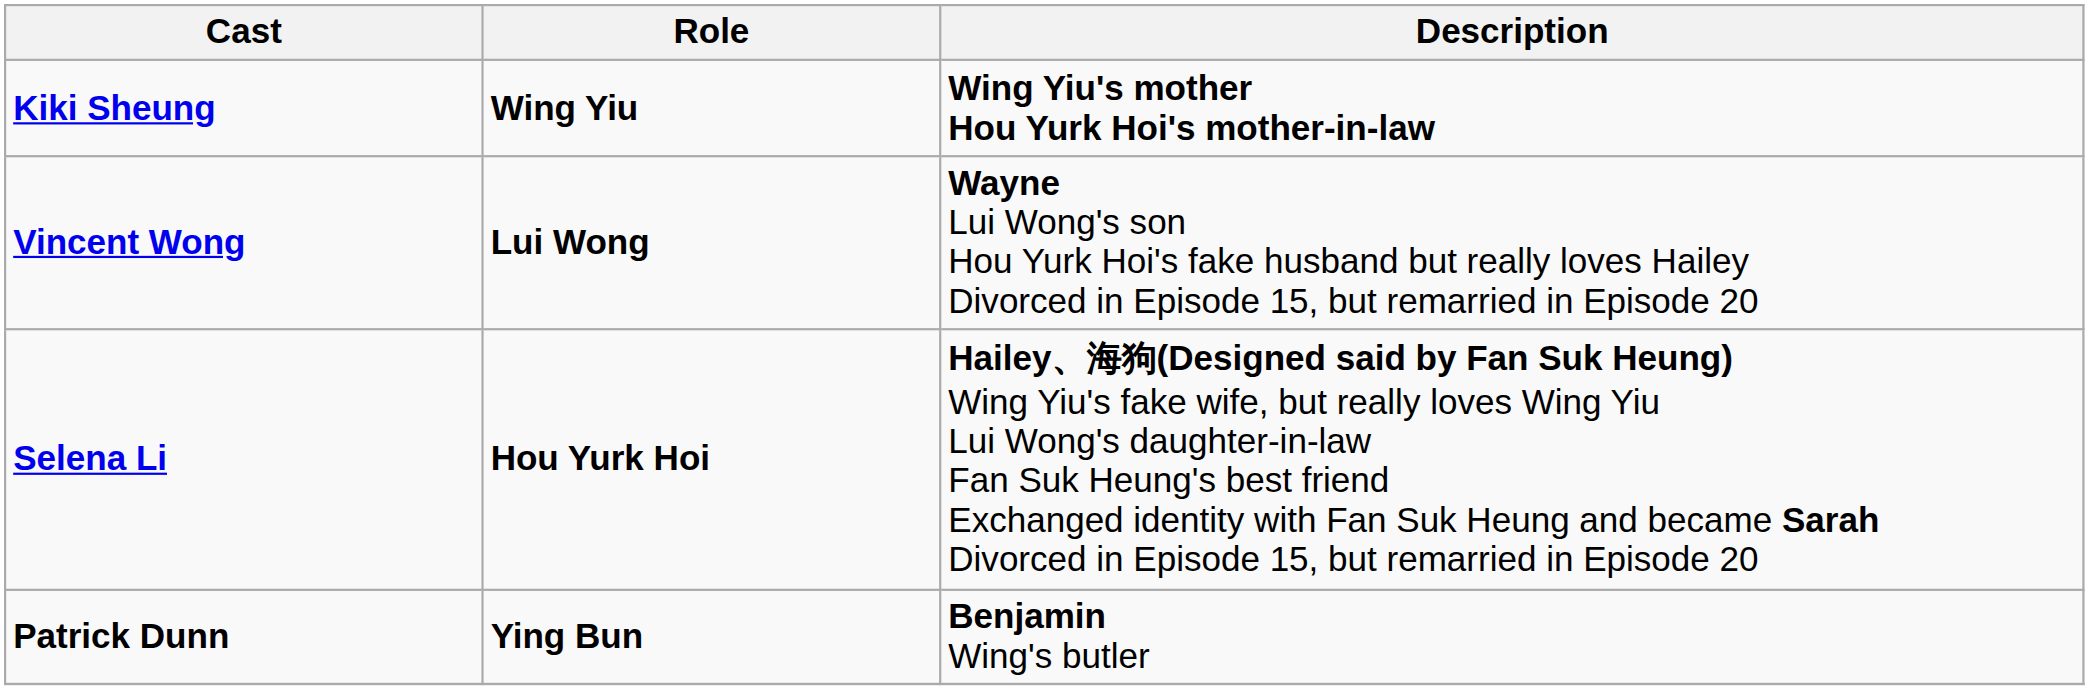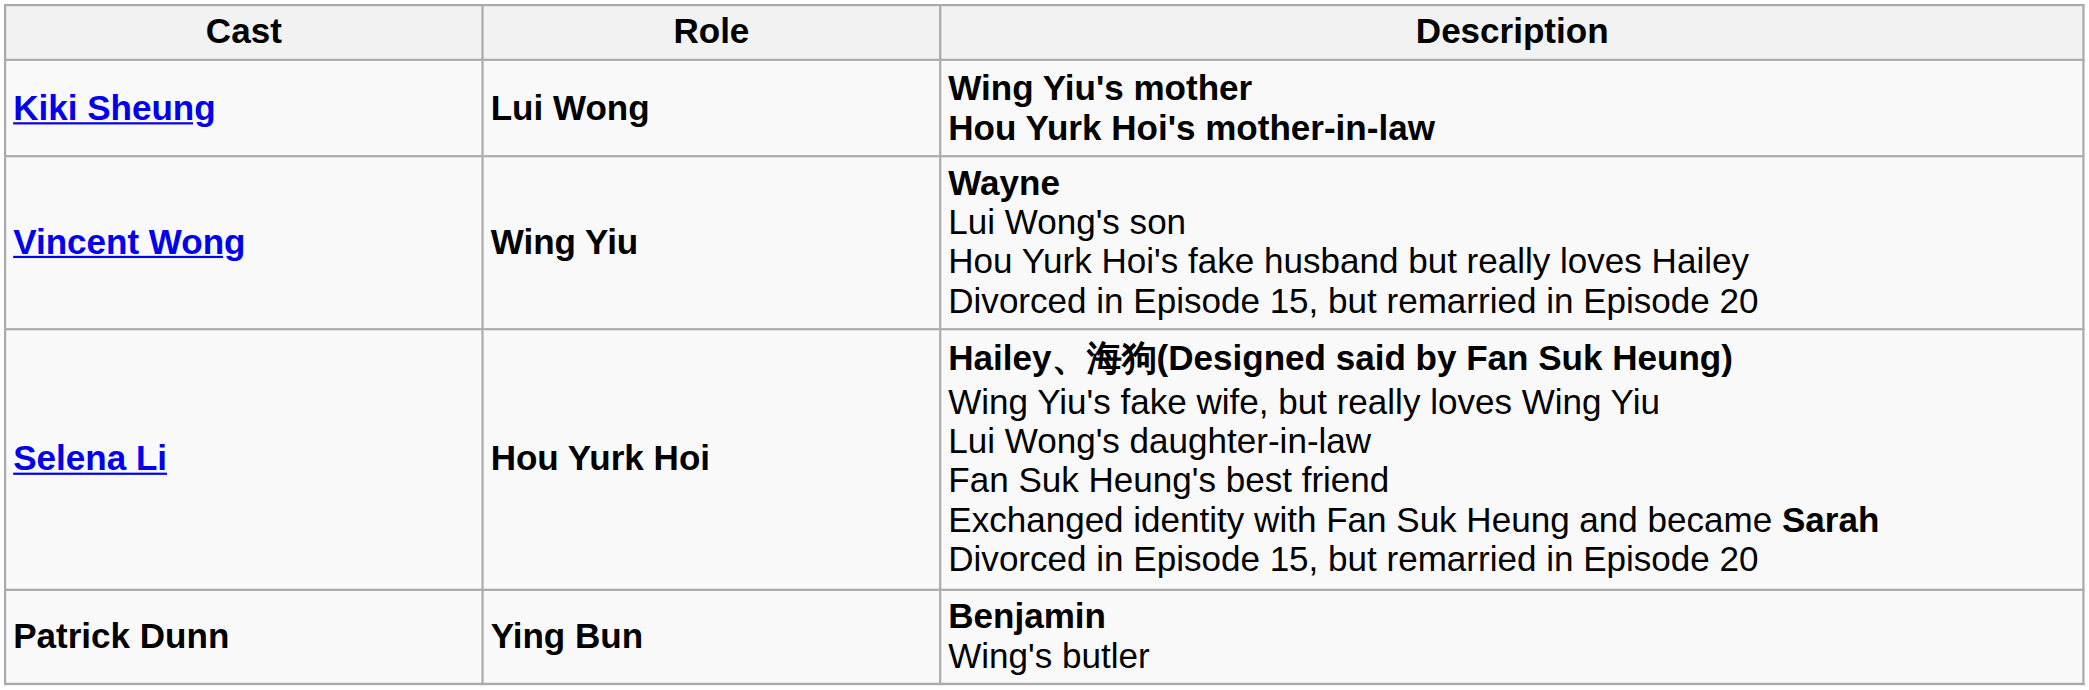(564, 107) Wing Yiu -> (570, 107) Lui Wong
(570, 241) Lui Wong -> (564, 241) Wing Yiu
